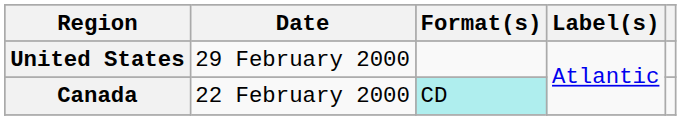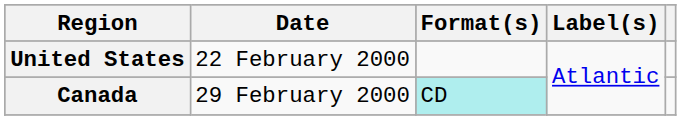(303, 60) 29 February 2000 -> (303, 60) 22 February 2000
(303, 96) 22 February 2000 -> (303, 96) 29 February 2000
